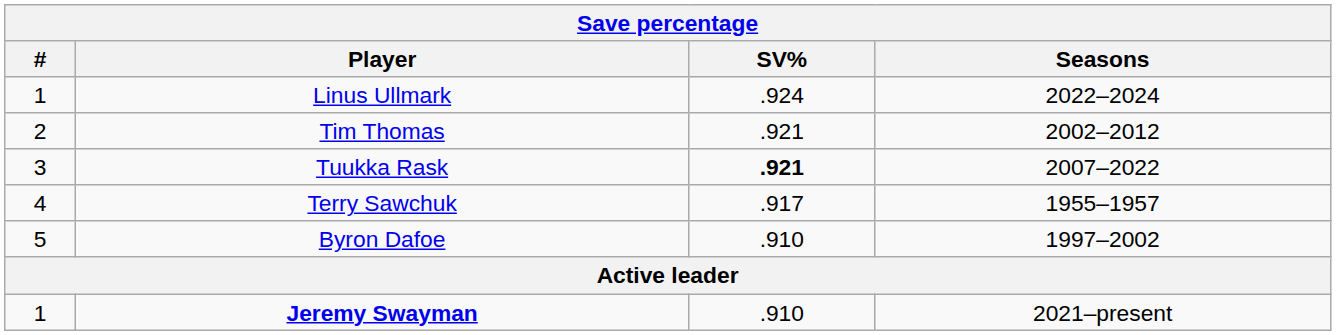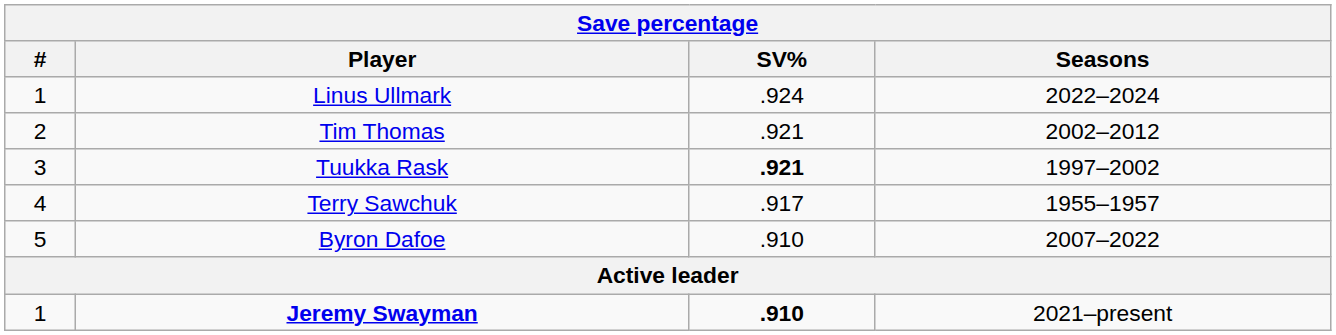(1103, 167) 2007–2022 -> (1103, 167) 1997–2002
(1103, 240) 1997–2002 -> (1103, 240) 2007–2022
(782, 312) normal -> (782, 312) bold
